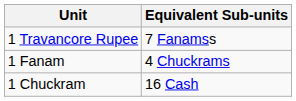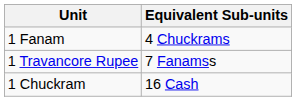rows swapped: (73, 38) <-> (36, 61)
